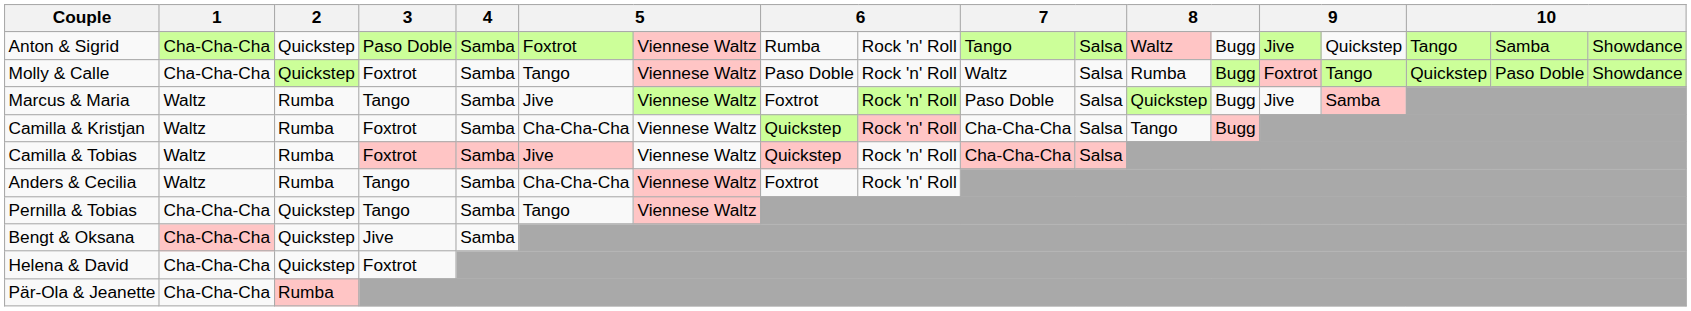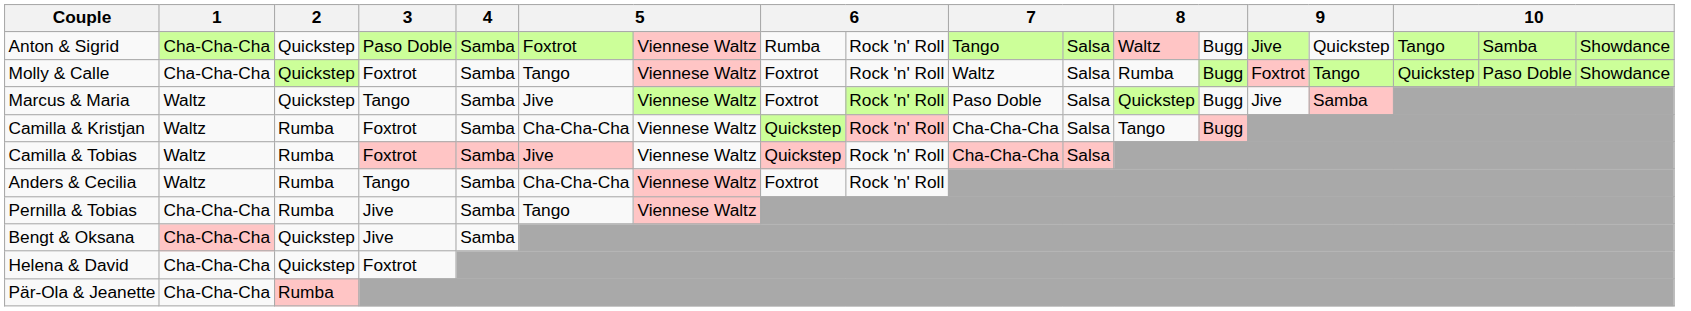(809, 73) Paso Doble -> (791, 73) Foxtrot
(306, 100) Rumba -> (316, 100) Quickstep
(316, 210) Quickstep -> (306, 210) Rumba
(386, 210) Tango -> (378, 210) Jive
